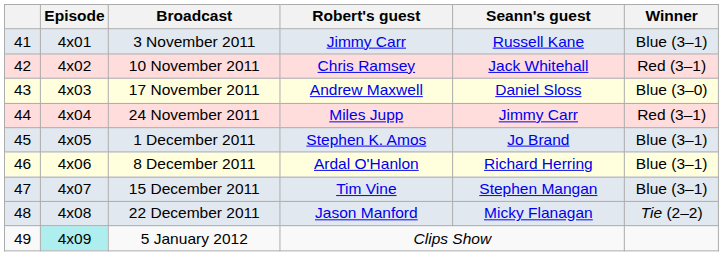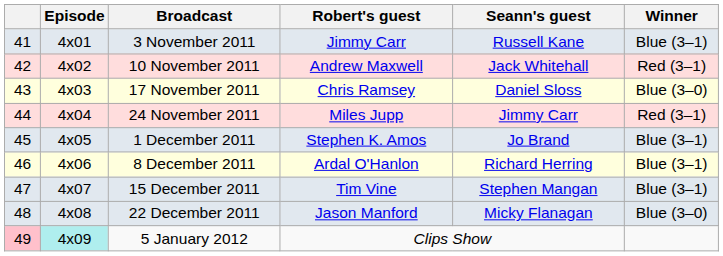(366, 66) Chris Ramsey -> (366, 66) Andrew Maxwell
(366, 90) Andrew Maxwell -> (366, 90) Chris Ramsey
(672, 213) Tie (2–2) -> (672, 213) Blue (3–0)
(23, 238) no background -> (23, 238) pink background
